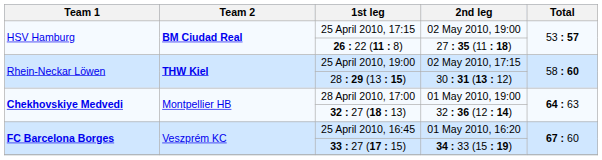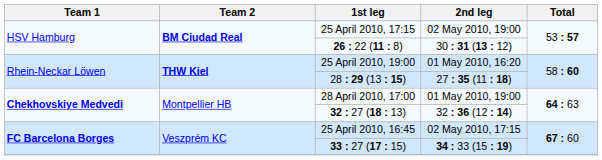(474, 46) 27 : 35 (11 : 18) -> (474, 46) 30 : 31 (13 : 12)
(474, 63) 02 May 2010, 17:15 -> (474, 63) 01 May 2010, 16:20
(474, 79) 30 : 31 (13 : 12) -> (474, 79) 27 : 35 (11 : 18)
(474, 130) 01 May 2010, 16:20 -> (474, 130) 02 May 2010, 17:15
